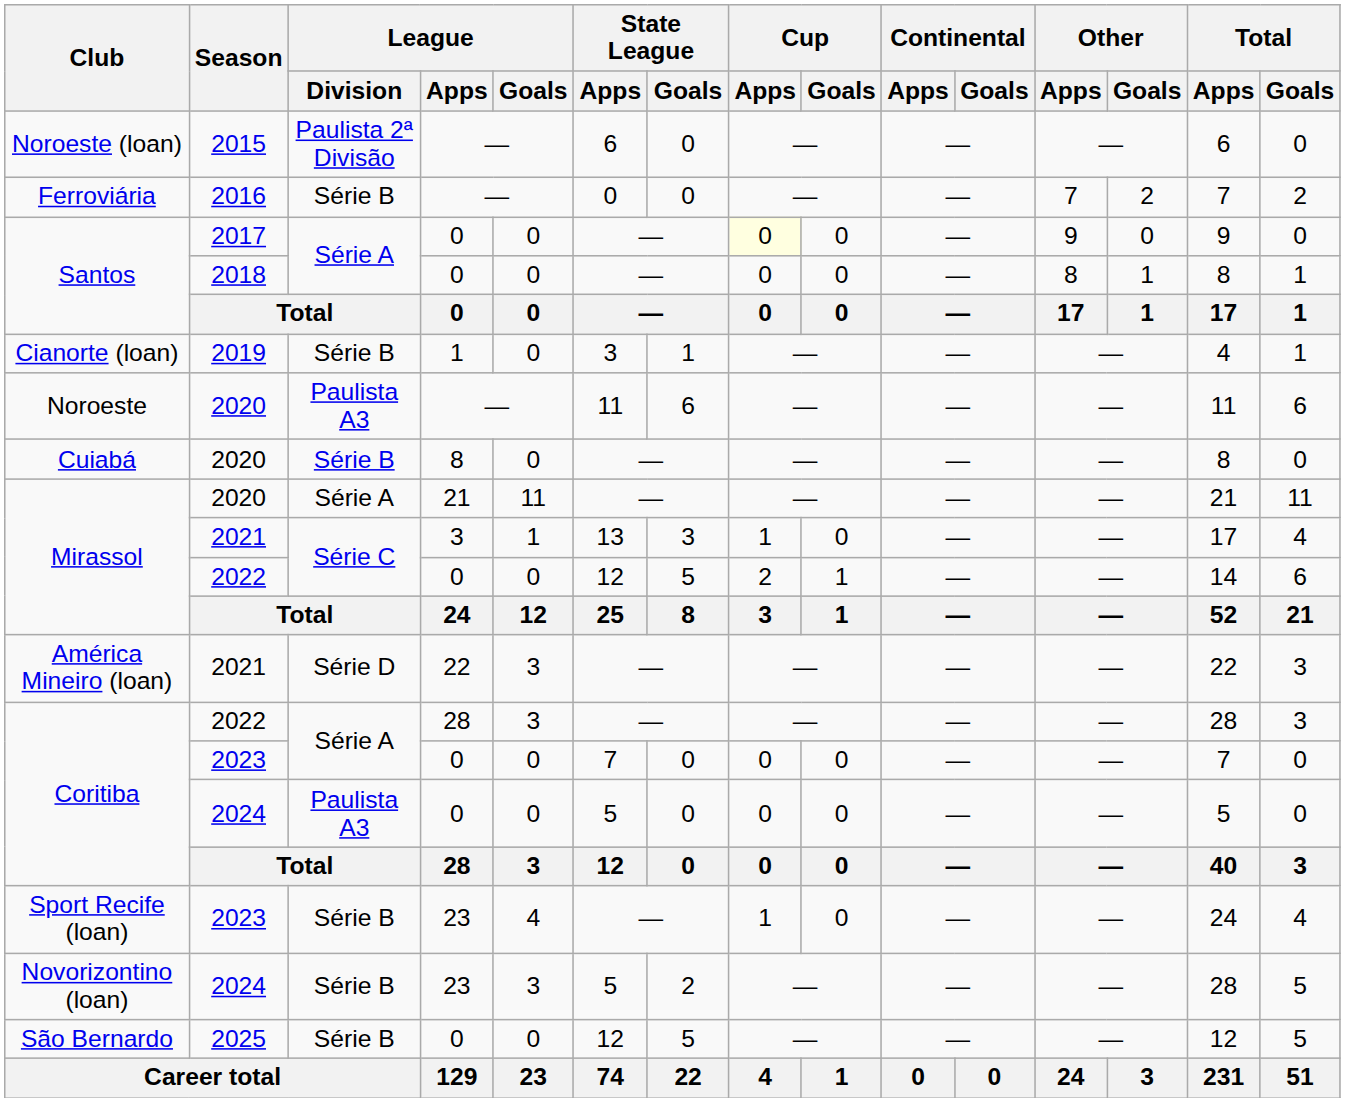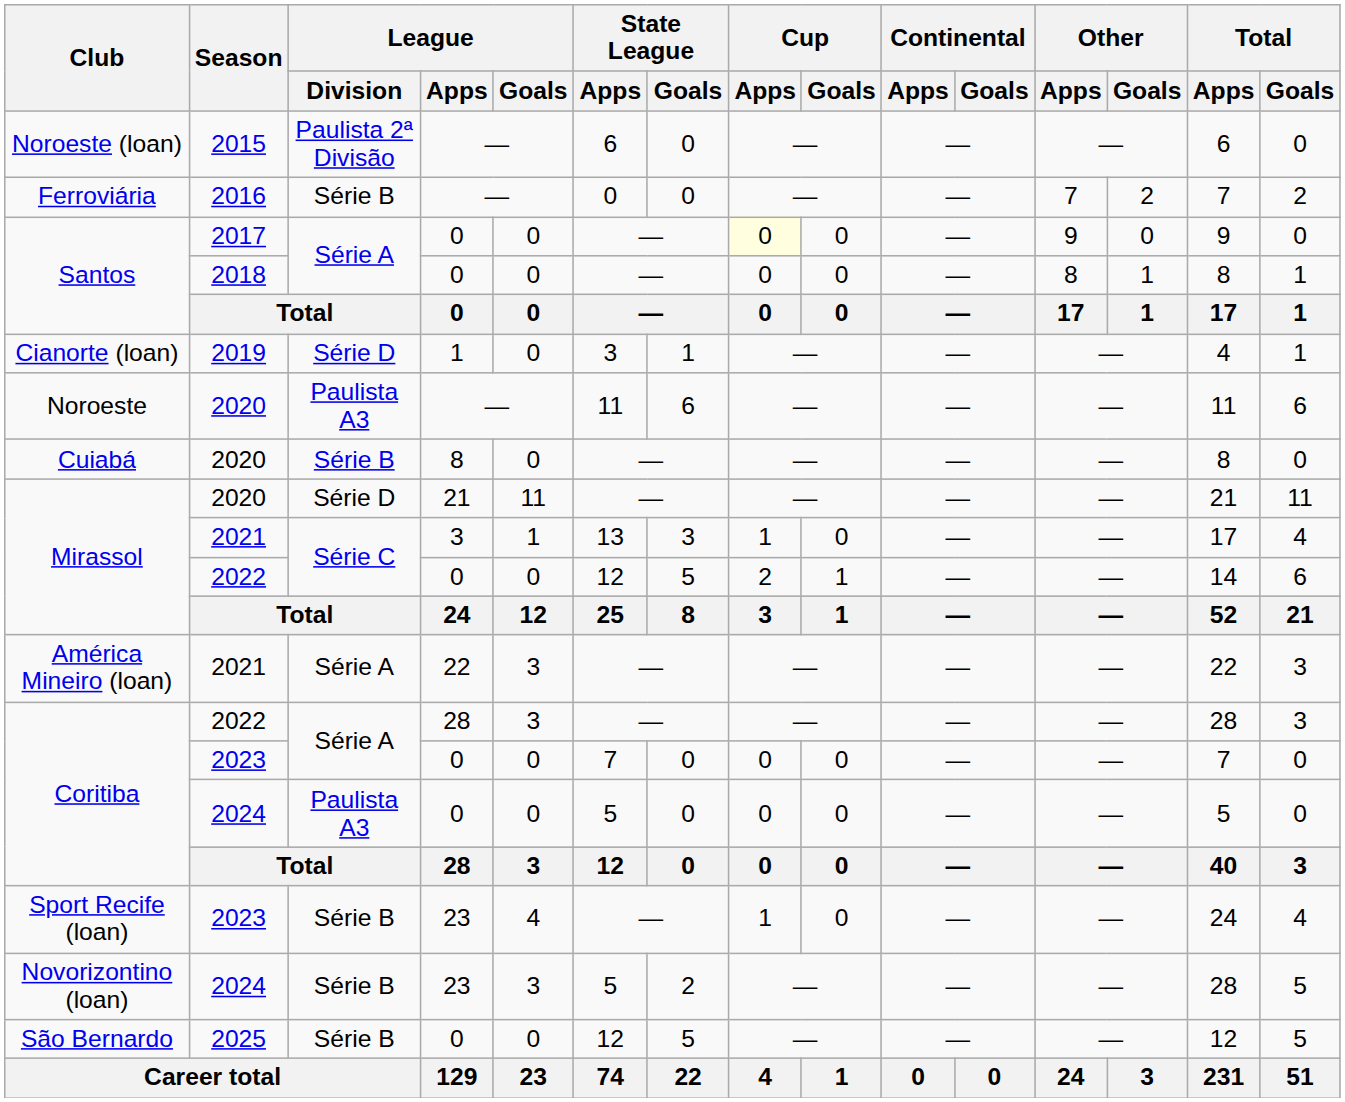(354, 353) Série B -> (354, 353) Série D
(354, 497) Série A -> (354, 497) Série D
(354, 668) Série D -> (354, 668) Série A
